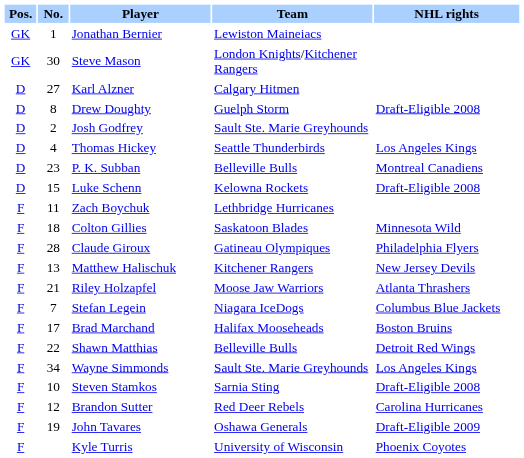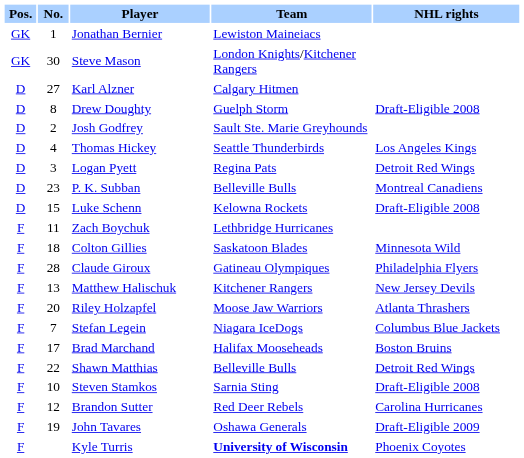+ row: (104, 168)
(53, 287) 21 -> (53, 307) 20
- row: (120, 367)
(279, 447) normal -> (281, 447) bold
